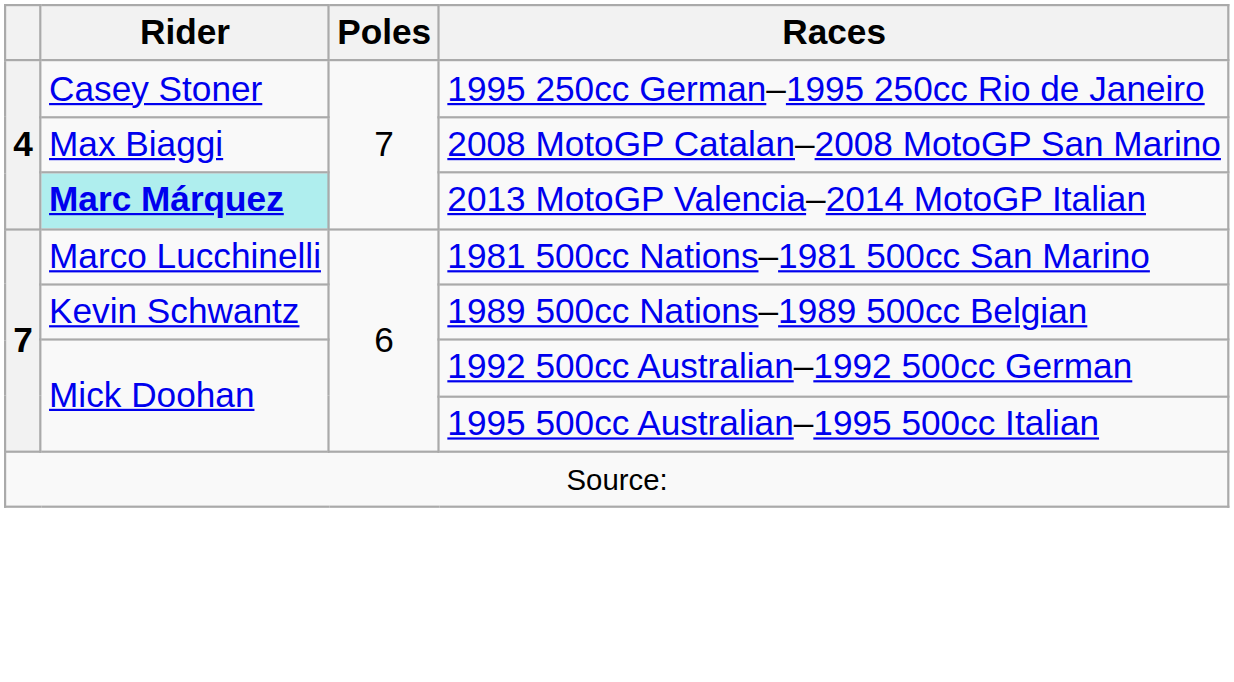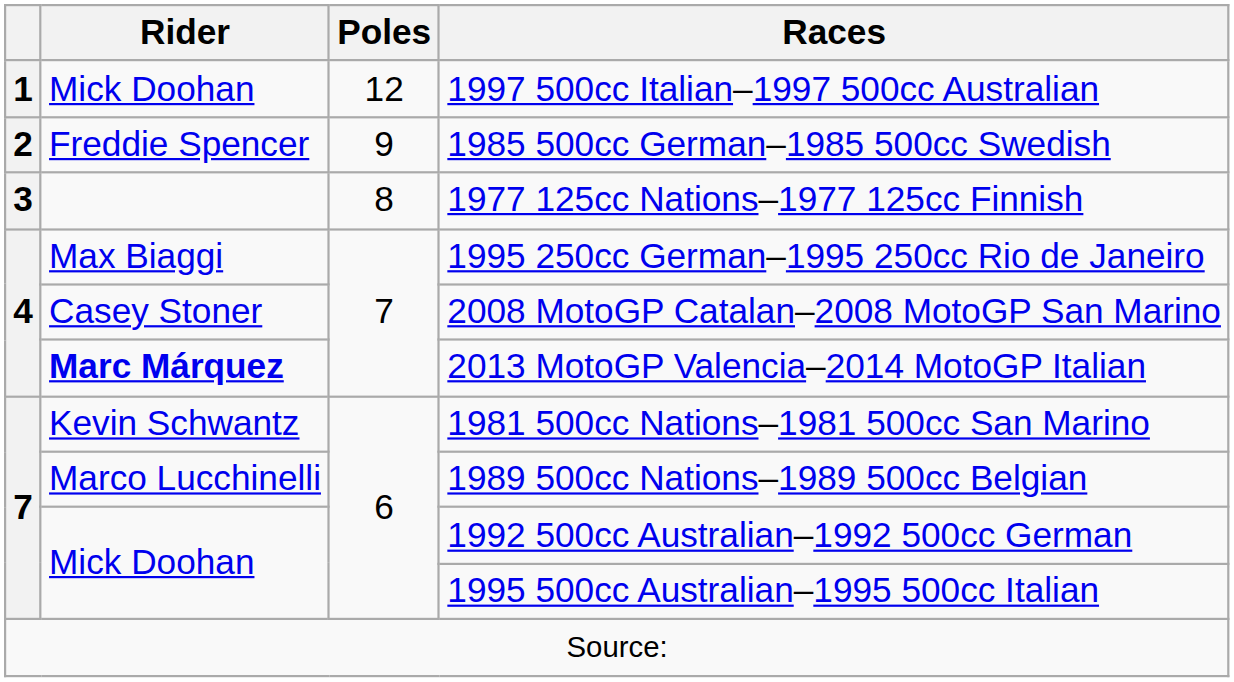+ row: (773, 88)
+ row: (779, 144)
+ row: (765, 199)
(156, 88) Casey Stoner -> (136, 255) Max Biaggi
(136, 144) Max Biaggi -> (156, 311) Casey Stoner
(166, 199) paleturquoise background -> (166, 367) no background
(185, 255) Marco Lucchinelli -> (174, 423) Kevin Schwantz
(174, 311) Kevin Schwantz -> (185, 479) Marco Lucchinelli
